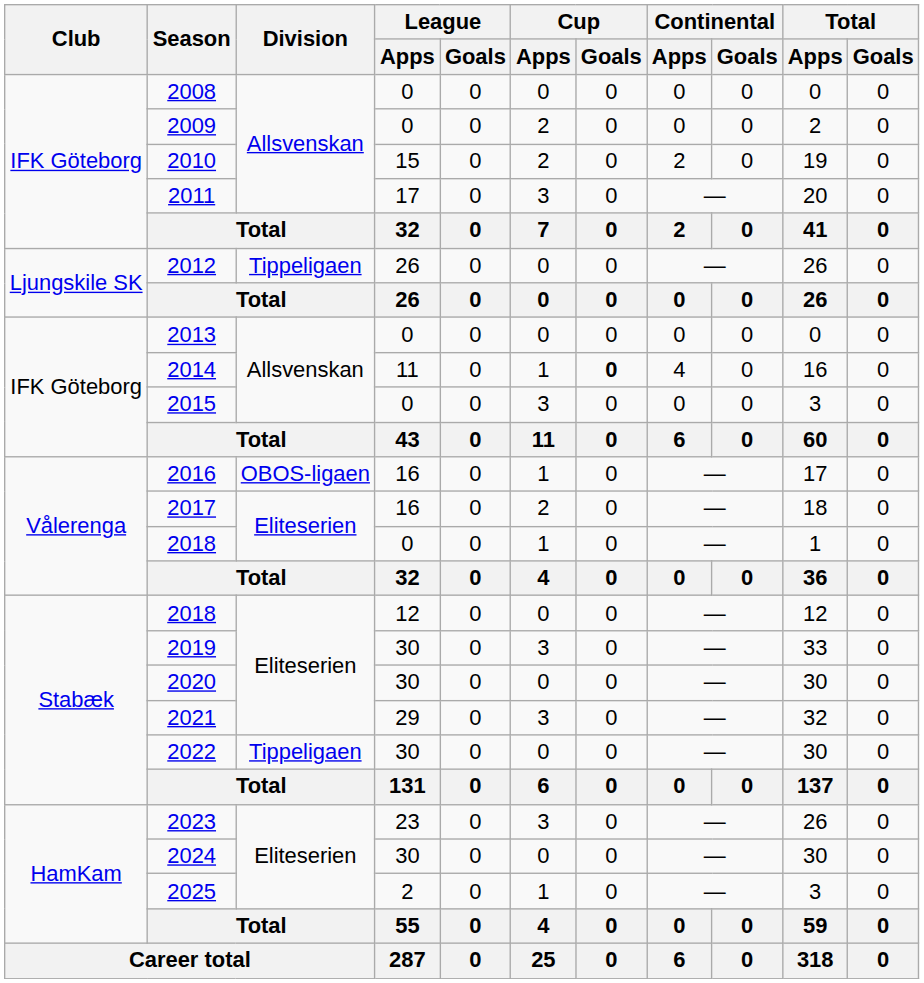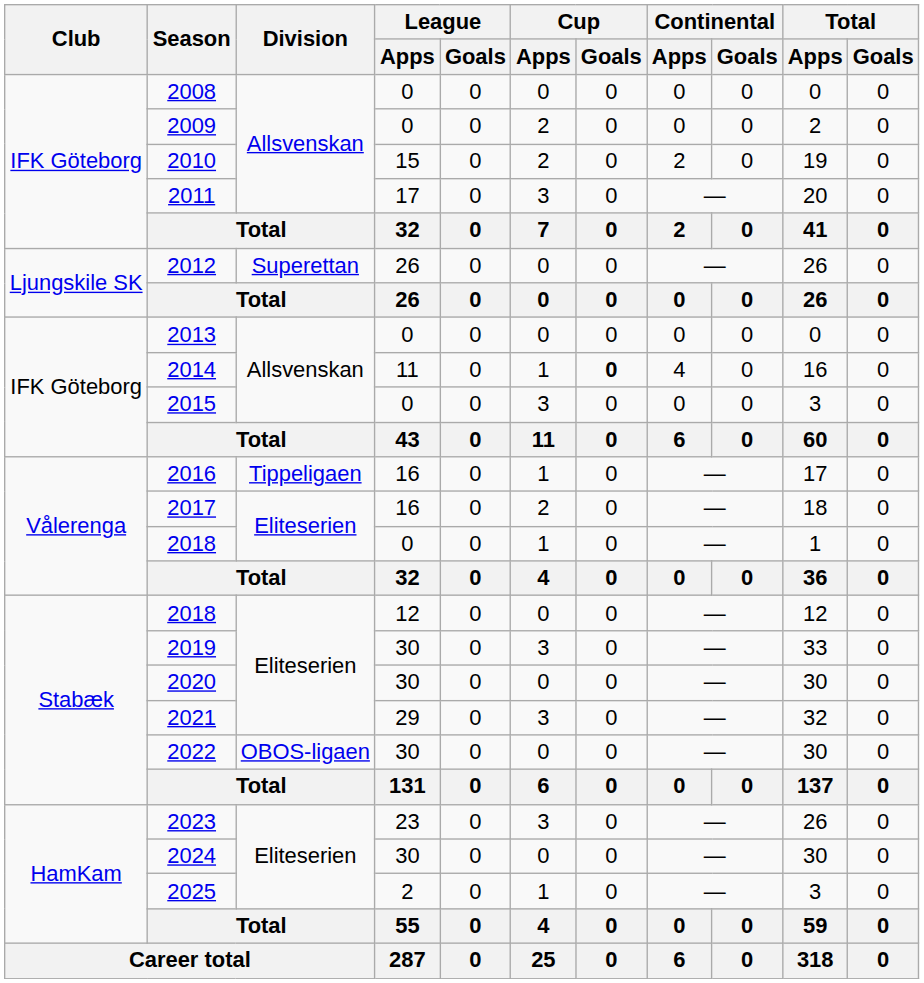(305, 265) Tippeligaen -> (305, 265) Superettan
(305, 473) OBOS-ligaen -> (305, 473) Tippeligaen
(305, 751) Tippeligaen -> (305, 751) OBOS-ligaen
